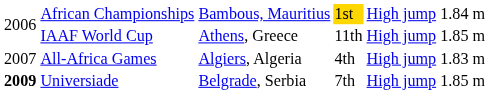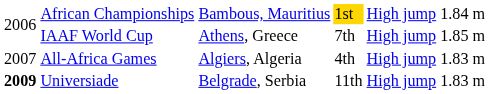(348, 36) 11th -> (345, 36) 7th
(345, 80) 7th -> (348, 80) 11th
(463, 80) 1.85 m -> (463, 80) 1.83 m
